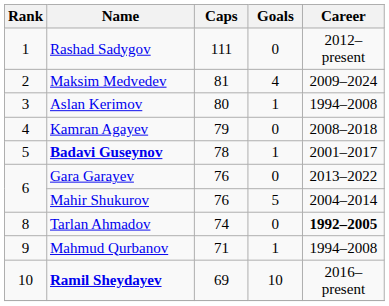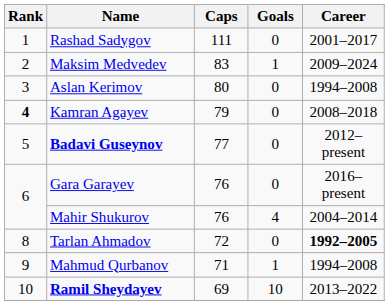(343, 48) 2012–present -> (343, 40) 2001–2017
(221, 81) 81 -> (221, 64) 83
(275, 81) 4 -> (275, 64) 1
(275, 104) 1 -> (275, 87) 0
(25, 128) normal -> (25, 111) bold
(221, 152) 78 -> (221, 144) 77
(275, 152) 1 -> (275, 144) 0
(343, 152) 2001–2017 -> (343, 144) 2012–present
(343, 176) 2013–2022 -> (343, 184) 2016–present
(275, 200) 5 -> (275, 217) 4
(221, 224) 74 -> (221, 241) 72
(343, 280) 2016–present -> (343, 288) 2013–2022
